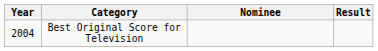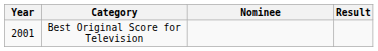(23, 33) 2004 -> (23, 33) 2001
